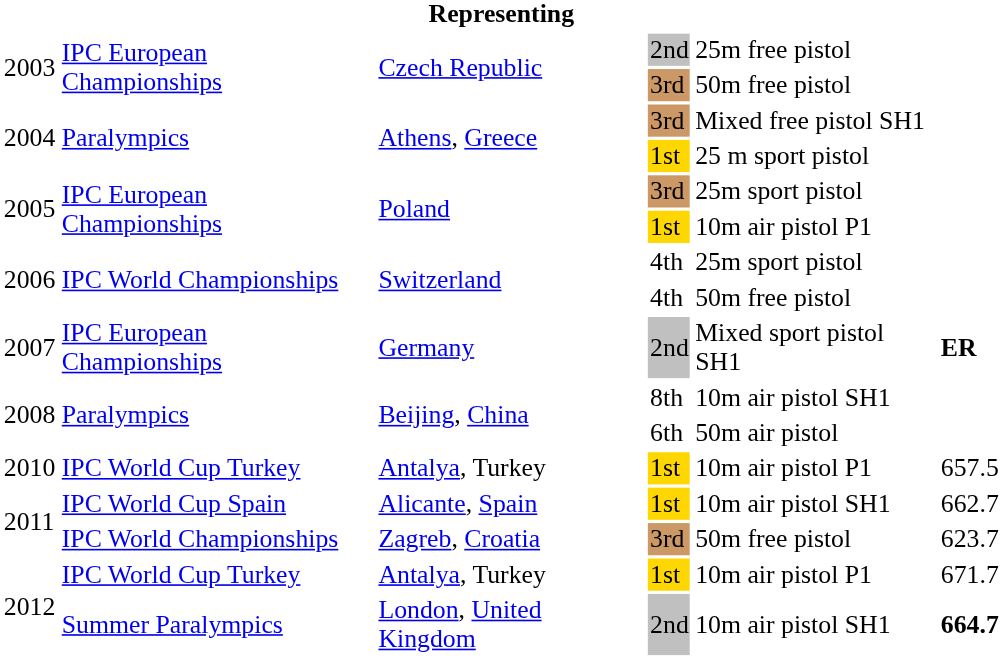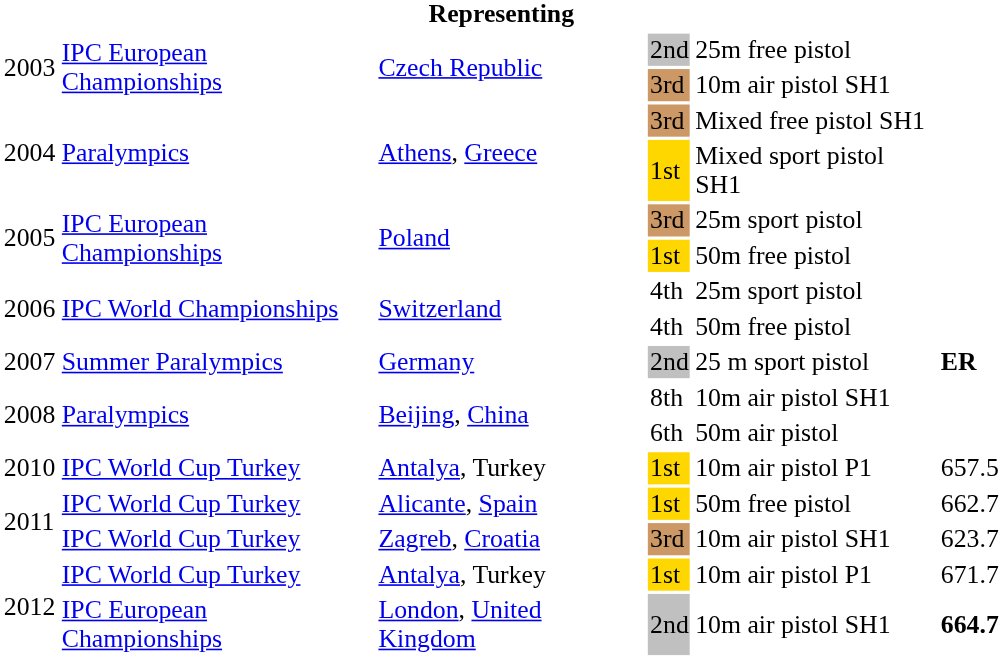(773, 84) 50m free pistol -> (793, 84) 10m air pistol SH1
(782, 155) 25 m sport pistol -> (790, 170) Mixed sport pistol SH1
(784, 226) 10m air pistol P1 -> (773, 255) 50m free pistol
(142, 347) IPC European Championships -> (172, 361) Summer Paralympics
(790, 347) Mixed sport pistol SH1 -> (782, 361) 25 m sport pistol
(174, 503) IPC World Cup Spain -> (181, 503) IPC World Cup Turkey
(793, 503) 10m air pistol SH1 -> (773, 503) 50m free pistol
(200, 538) IPC World Championships -> (181, 538) IPC World Cup Turkey
(773, 538) 50m free pistol -> (793, 538) 10m air pistol SH1
(172, 624) Summer Paralympics -> (142, 624) IPC European Championships
